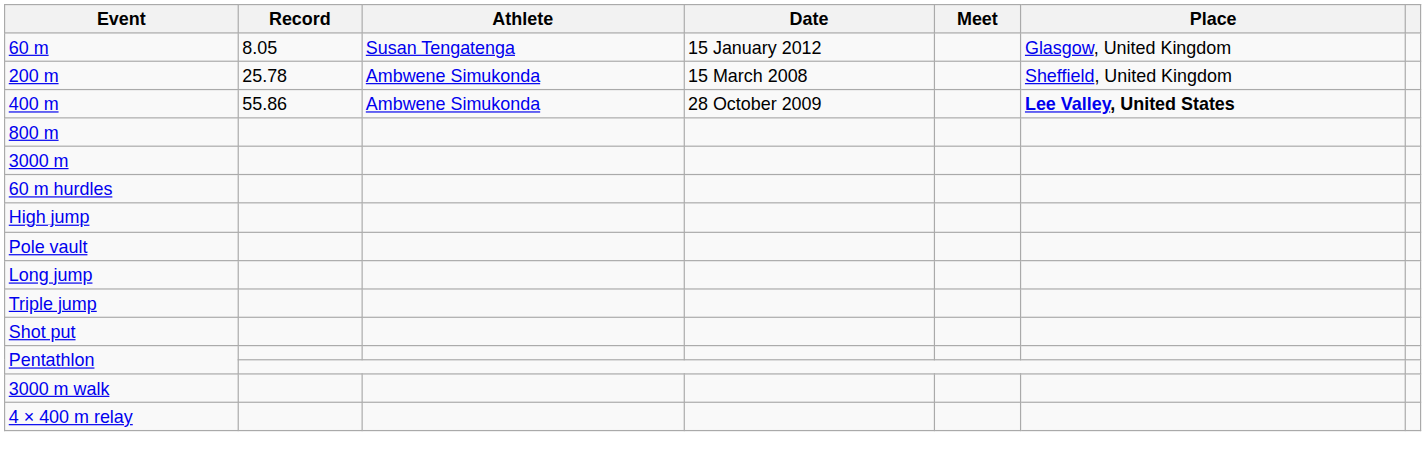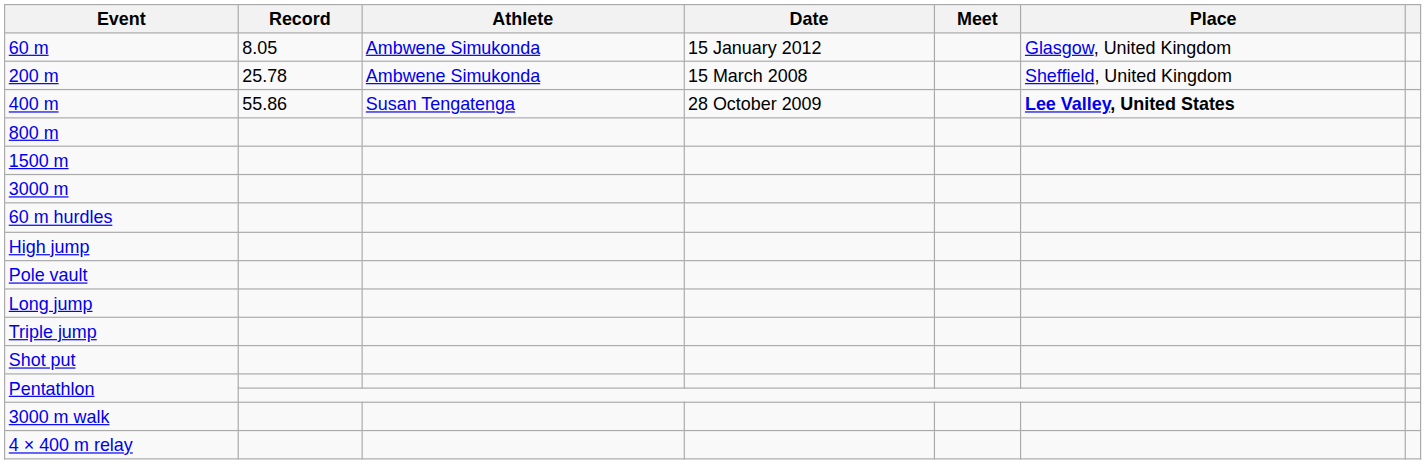(440, 47) Susan Tengatenga -> (453, 47) Ambwene Simukonda
(453, 104) Ambwene Simukonda -> (440, 104) Susan Tengatenga
+ row: (39, 161)
